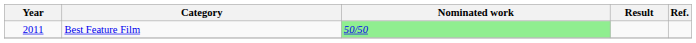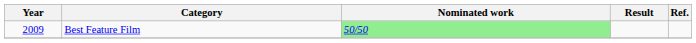(33, 29) 2011 -> (33, 29) 2009
